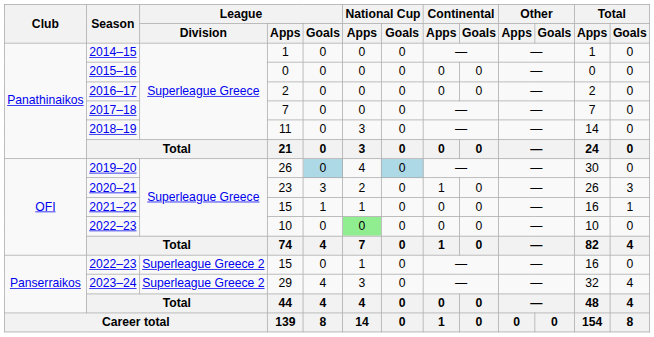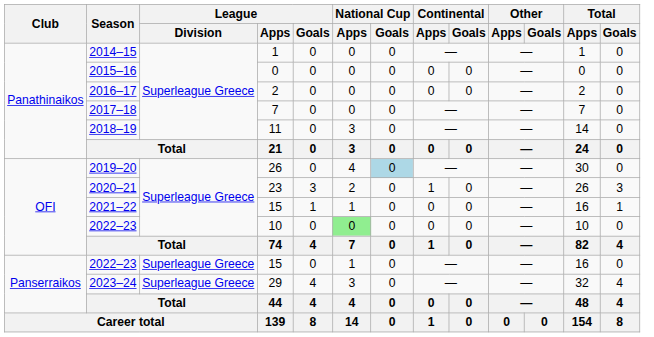(323, 168) lightblue background -> (313, 168) no background
(203, 264) Superleague Greece 2 -> (198, 264) Superleague Greece
(203, 284) Superleague Greece 2 -> (198, 284) Superleague Greece
